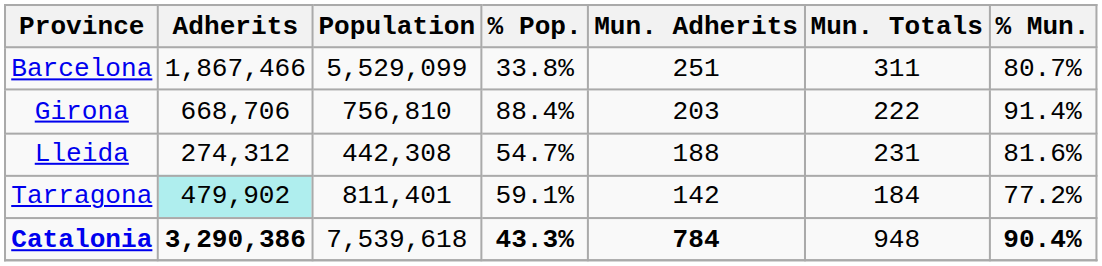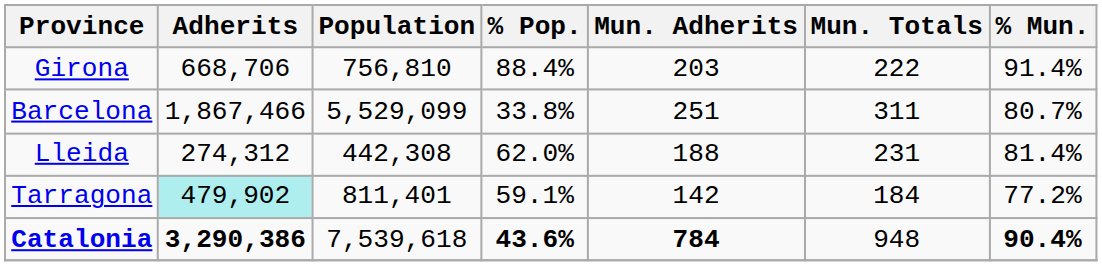rows swapped: (82, 69) <-> (82, 111)
(535, 154) 54.7% -> (535, 154) 62.0%
(1042, 154) 81.6% -> (1042, 154) 81.4%
(535, 239) 43.3% -> (535, 239) 43.6%
